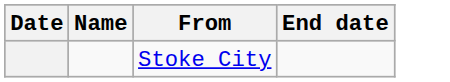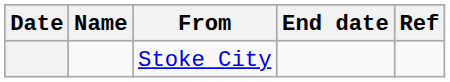+ column: (419, 23)
